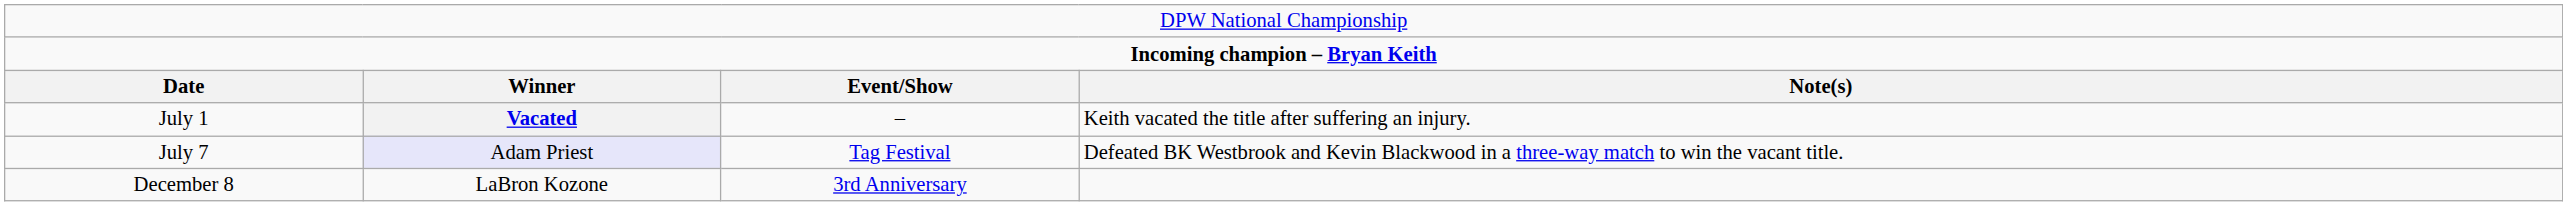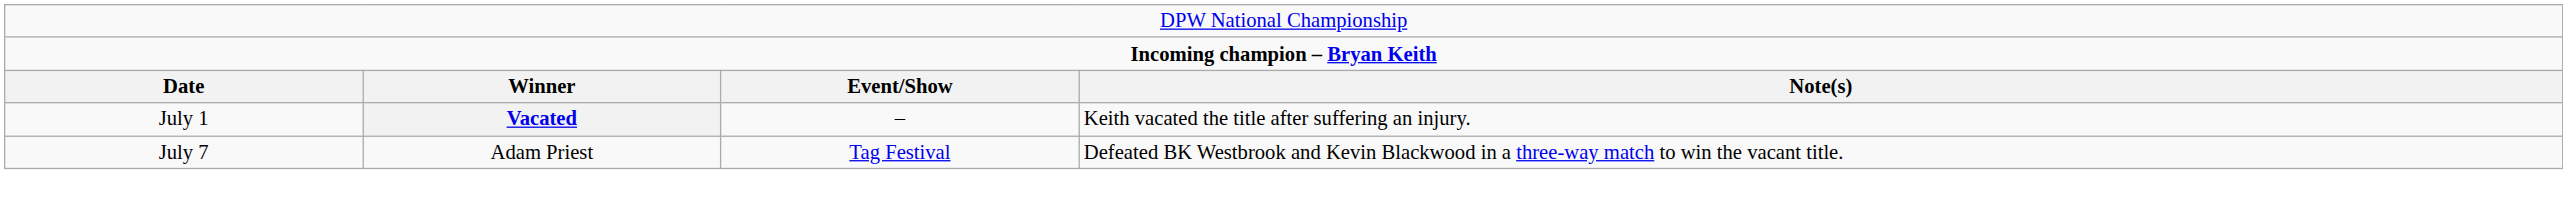(542, 151) lavender background -> (542, 151) no background
- row: (184, 184)
